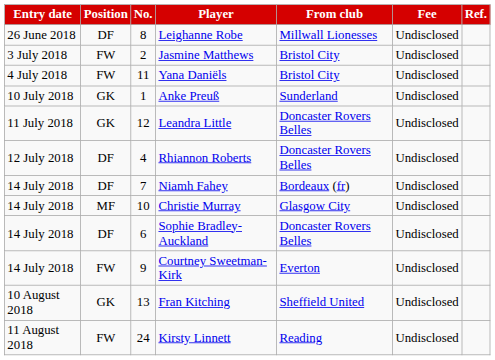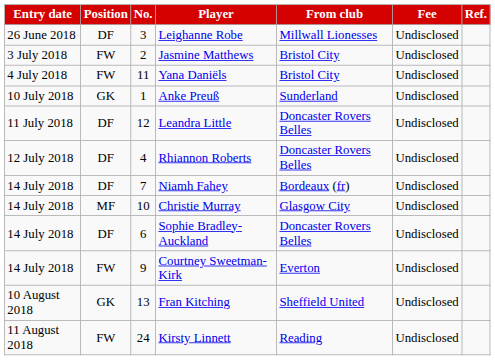(143, 34) 8 -> (143, 34) 3
(106, 123) GK -> (106, 123) DF
